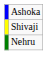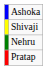+ row: (23, 57)
